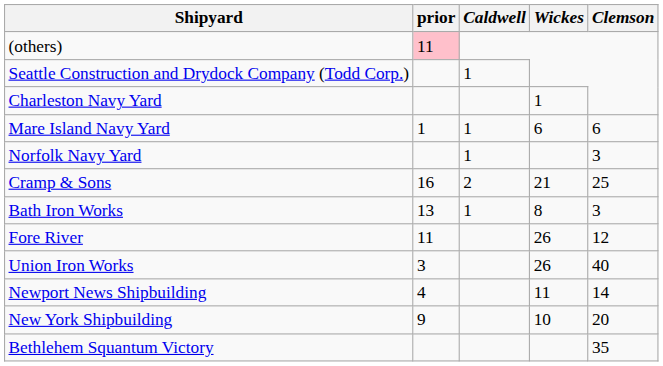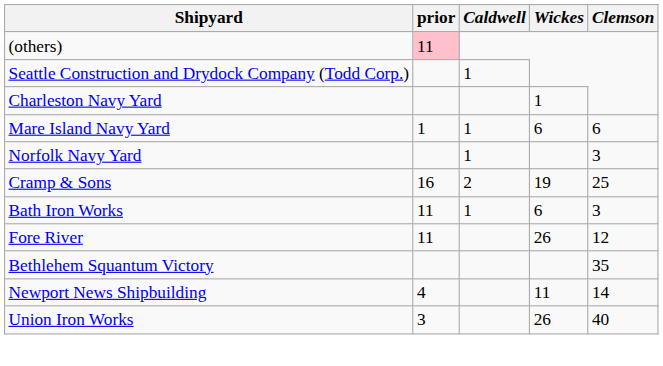(542, 182) 21 -> (542, 182) 19
(426, 210) 13 -> (425, 210) 11
(538, 210) 8 -> (538, 210) 6
rows swapped: (71, 264) <-> (111, 347)
- row: (90, 319)
